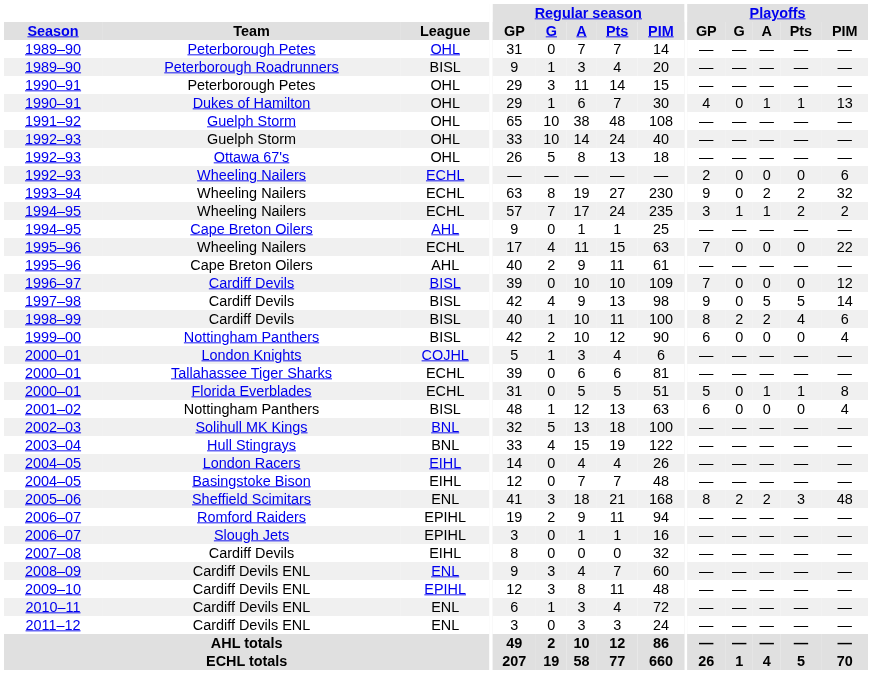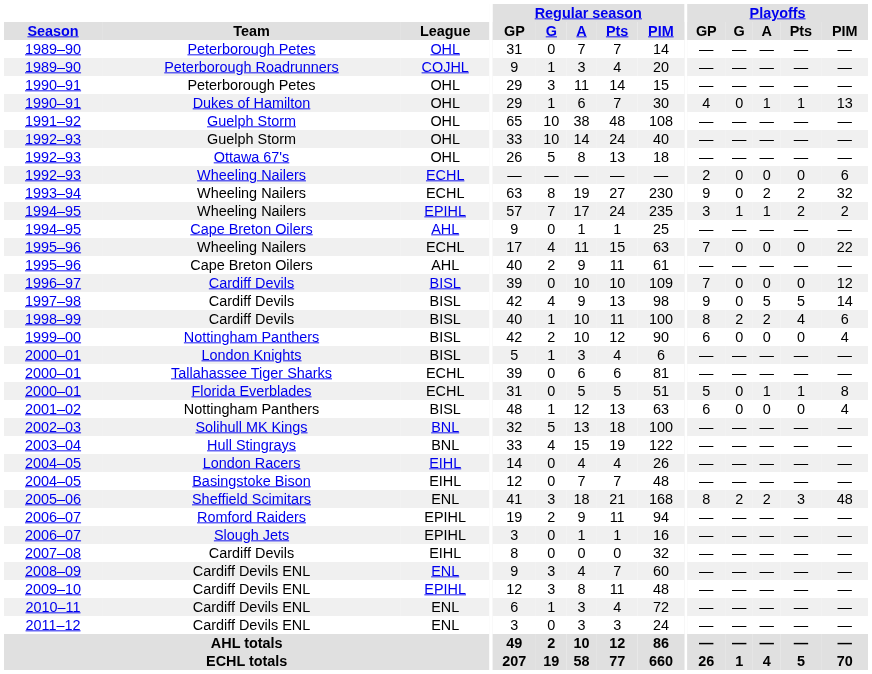(445, 67) BISL -> (445, 67) COJHL
(445, 211) ECHL -> (445, 211) EPIHL
(445, 355) COJHL -> (445, 355) BISL
